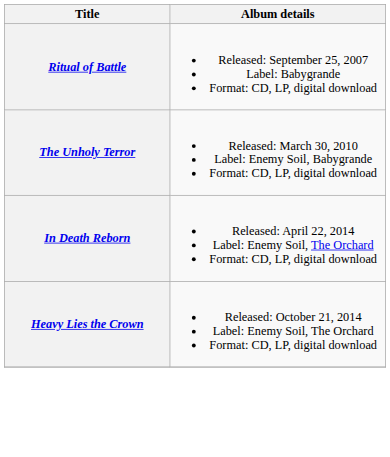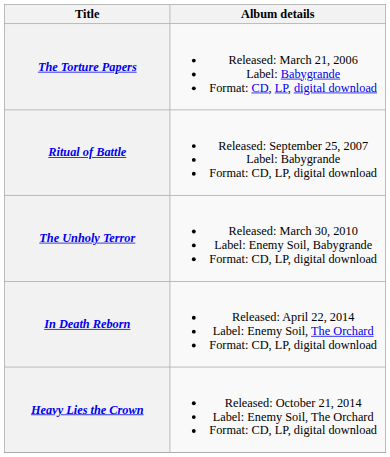+ row: (87, 66)
